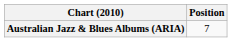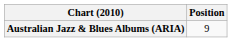(207, 28) 7 -> (207, 28) 9
